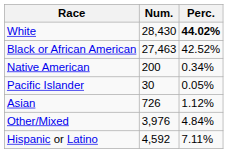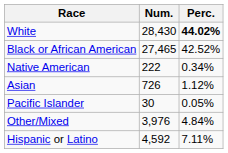(159, 49) 27,463 -> (159, 49) 27,465
(151, 67) 200 -> (151, 67) 222
rows swapped: (21, 103) <-> (45, 85)
